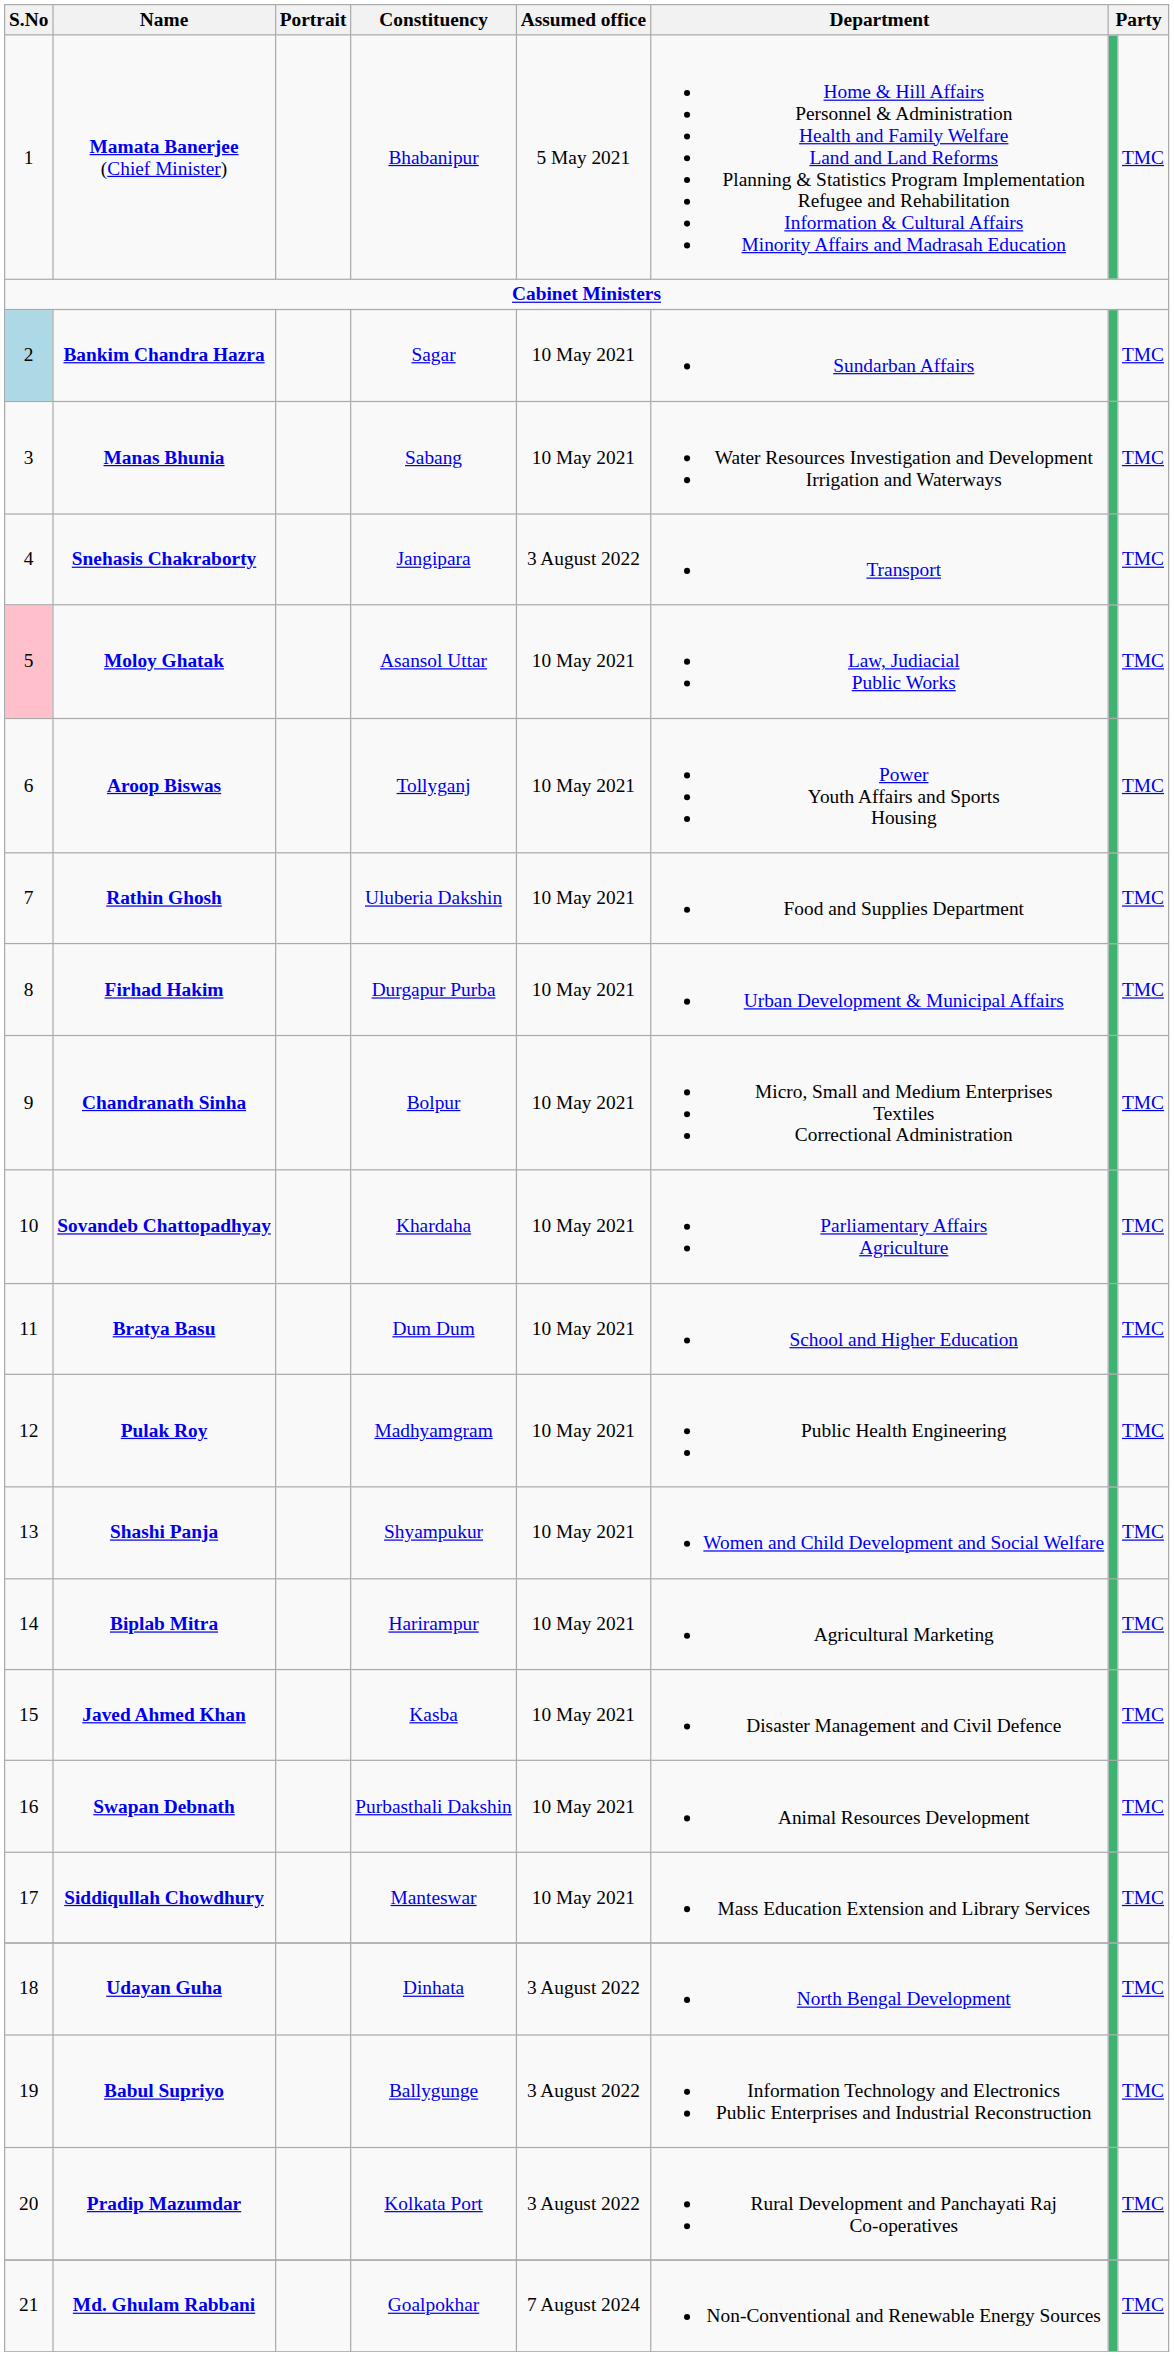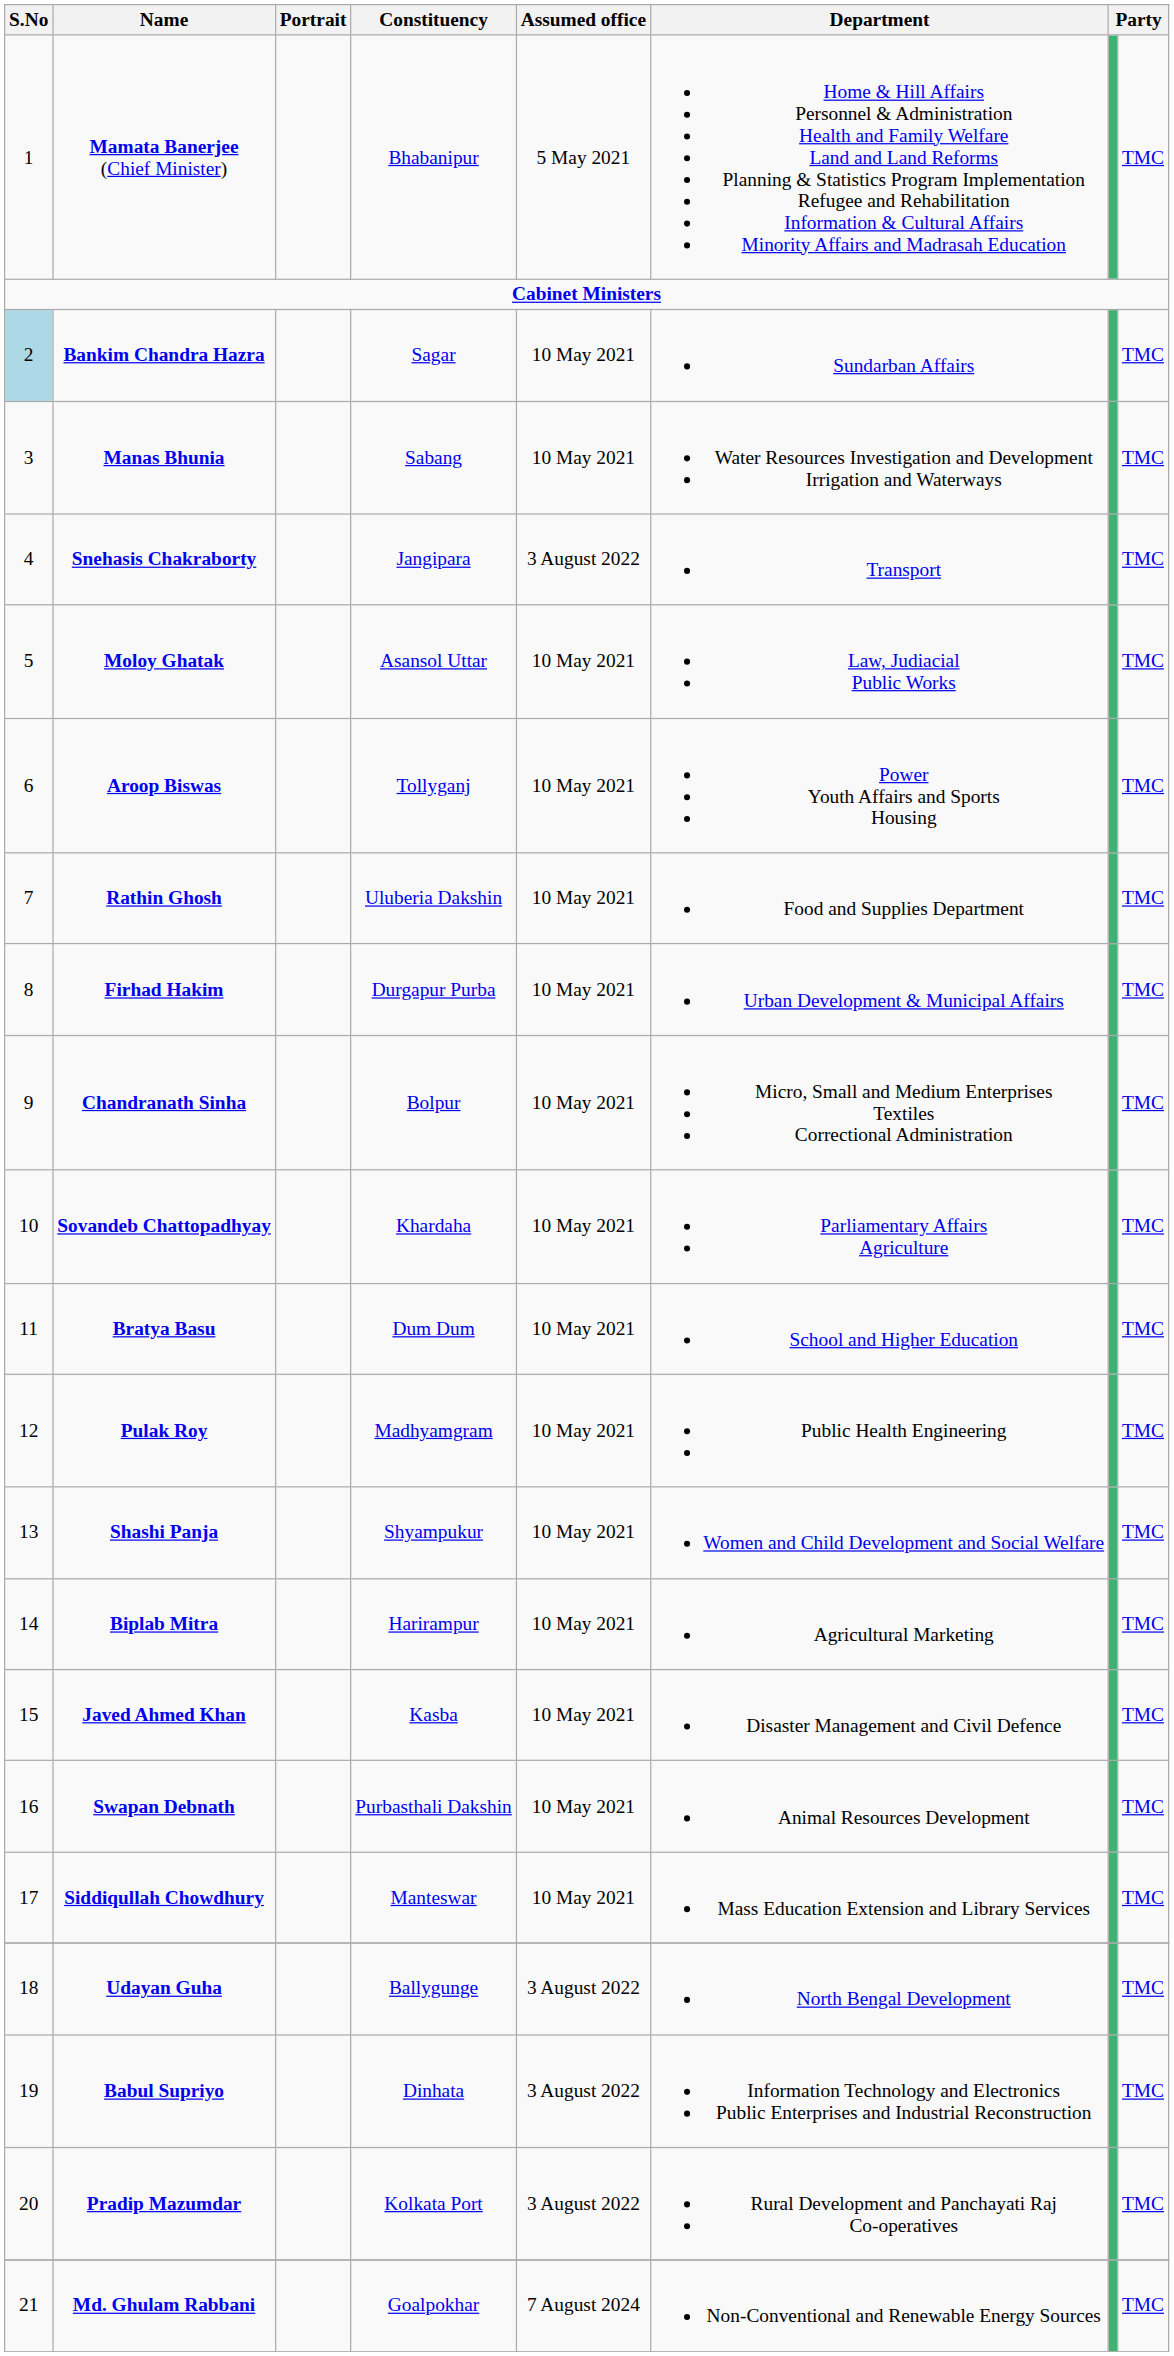(29, 661) pink background -> (29, 661) no background
(434, 1988) Dinhata -> (434, 1988) Ballygunge
(434, 2090) Ballygunge -> (434, 2090) Dinhata
